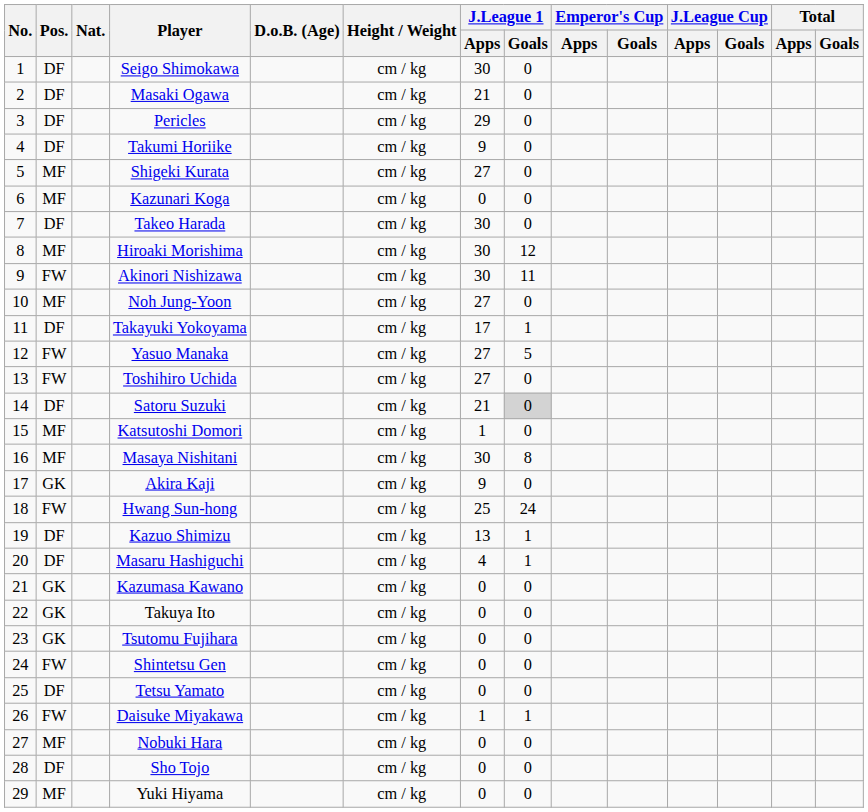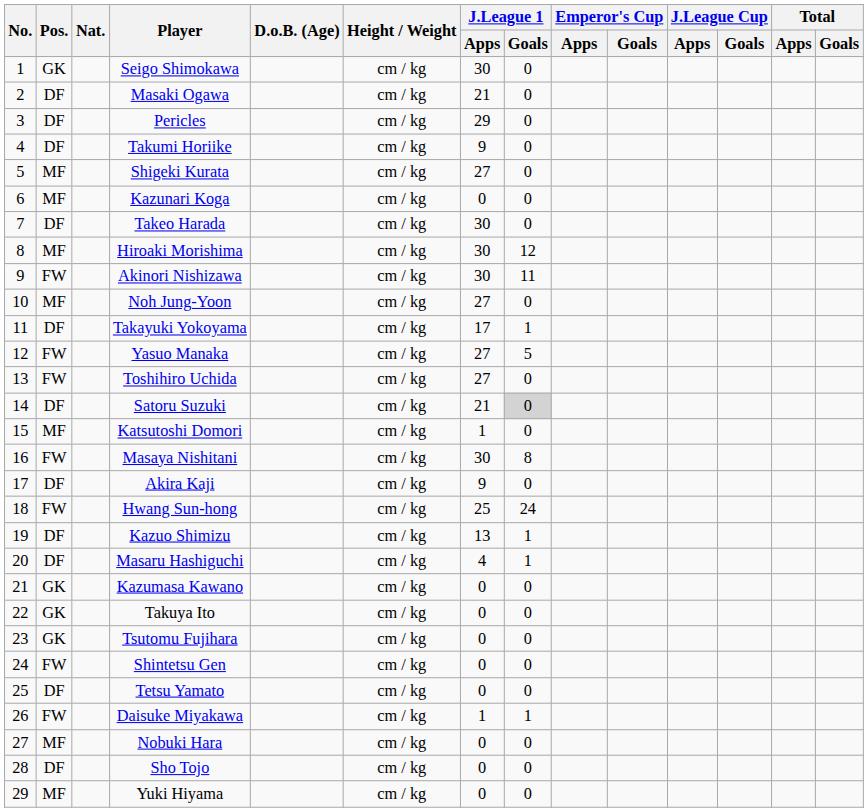(54, 69) DF -> (54, 69) GK
(54, 457) MF -> (54, 457) FW
(54, 483) GK -> (54, 483) DF
